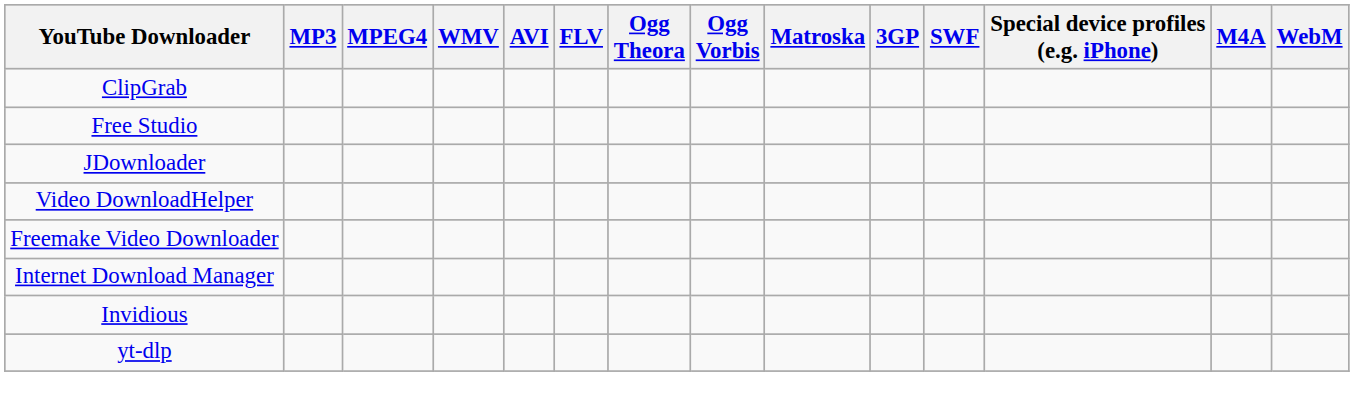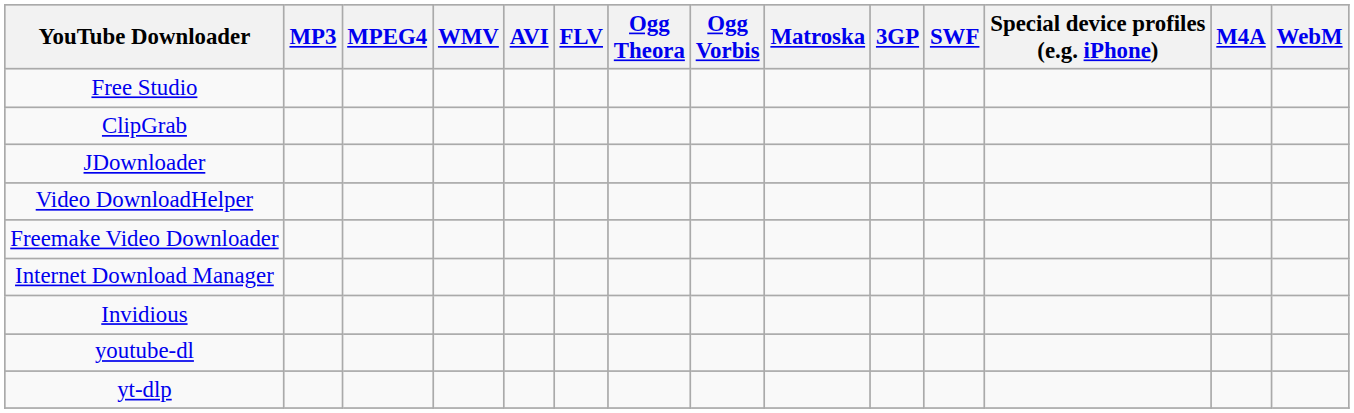rows swapped: (144, 87) <-> (144, 125)
+ row: (144, 351)
